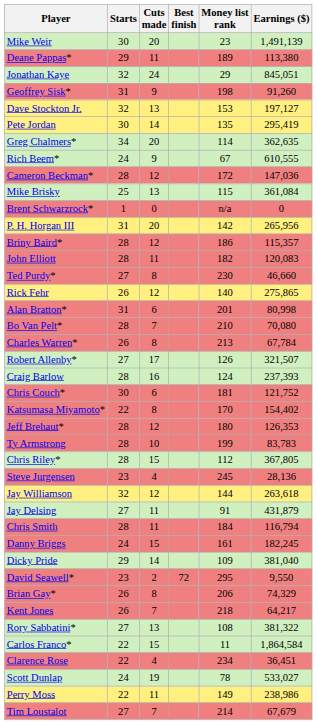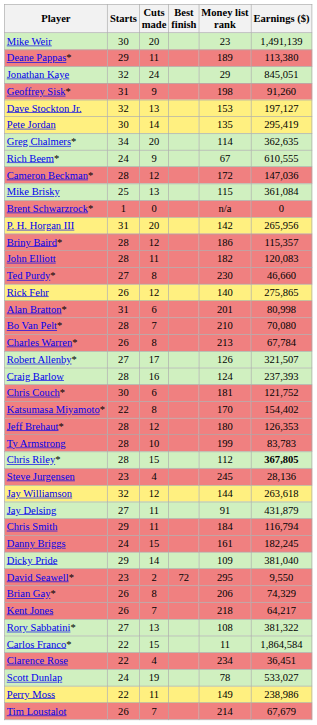(281, 460) normal -> (281, 460) bold
(123, 527) 28 -> (123, 527) 29
(123, 711) 27 -> (123, 711) 26
